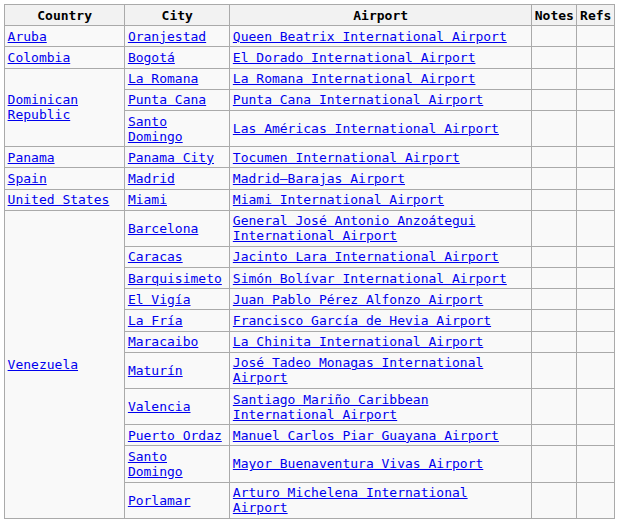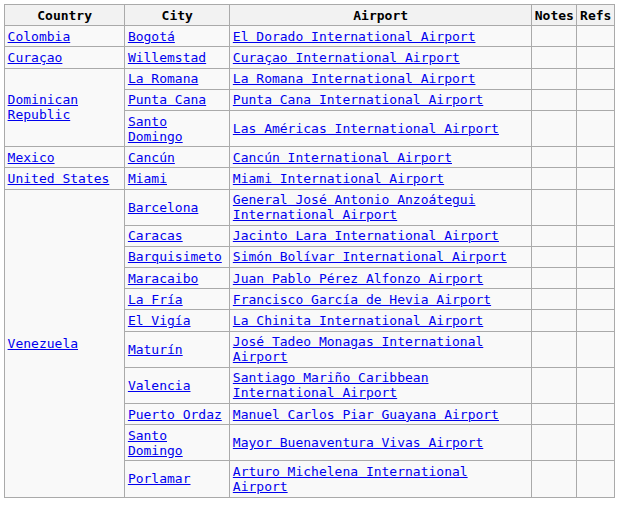- row: (370, 36)
+ row: (346, 57)
+ row: (342, 157)
- row: (346, 157)
- row: (319, 178)
(159, 299) El Vigía -> (163, 278) Maracaibo
(163, 342) Maracaibo -> (159, 321) El Vigía
